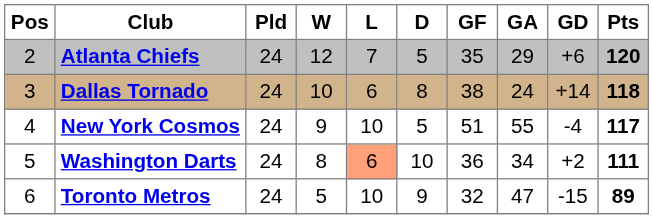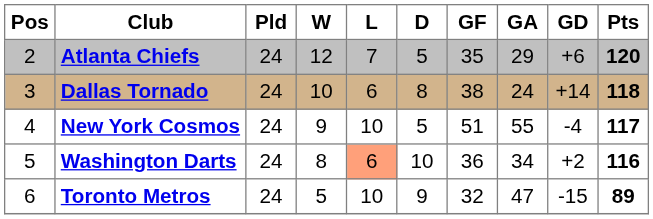(623, 161) 111 -> (623, 161) 116
